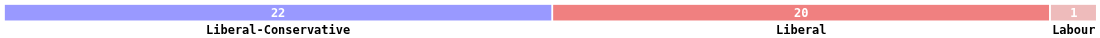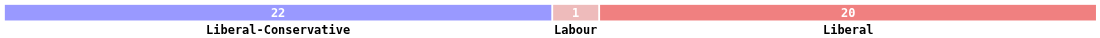columns swapped: (801, 13) <-> (1074, 13)
